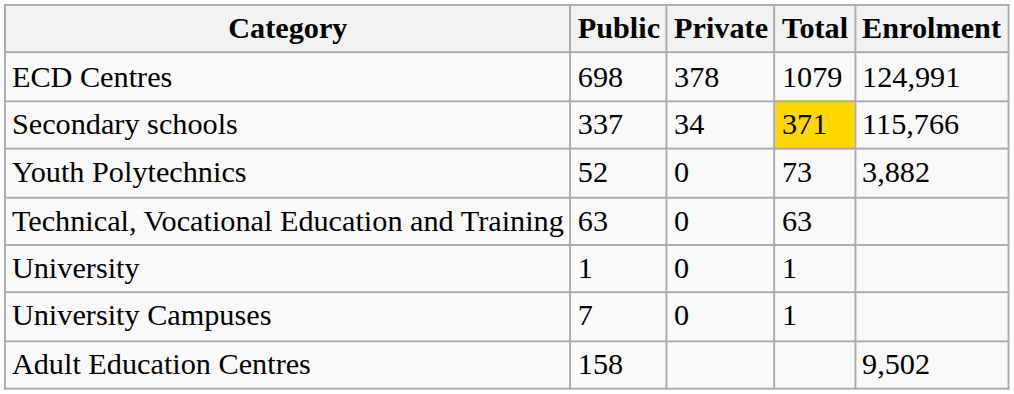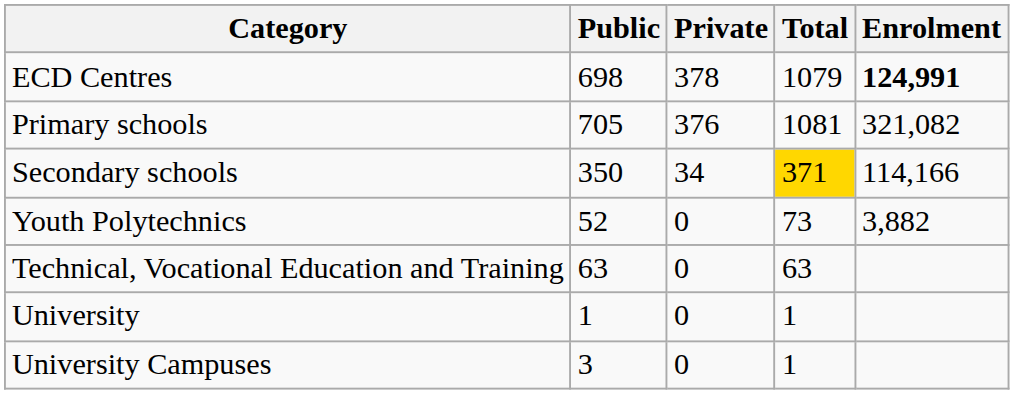(911, 76) normal -> (911, 76) bold
+ row: (110, 124)
(600, 124) 337 -> (600, 172) 350
(911, 124) 115,766 -> (911, 172) 114,166
(585, 316) 7 -> (585, 364) 3
- row: (161, 364)
